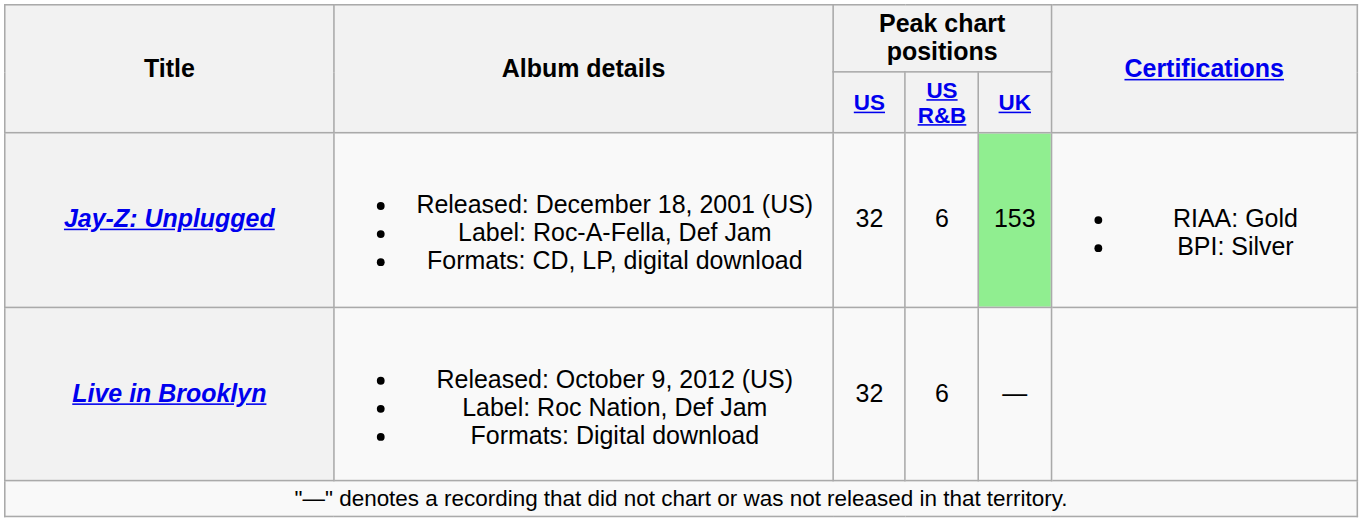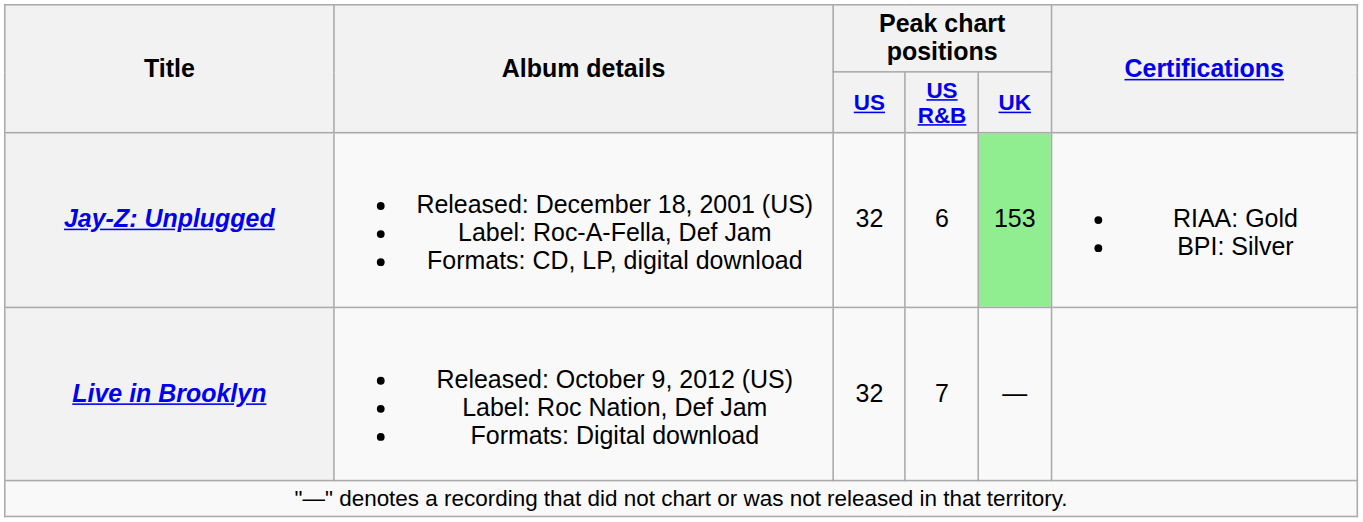(942, 393) 6 -> (942, 393) 7
